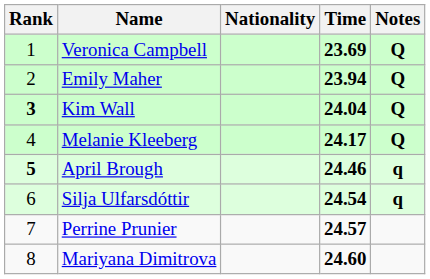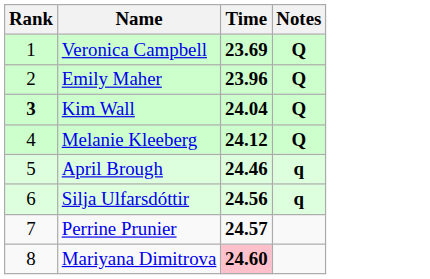- column: (270, 19)
(345, 79) 23.94 -> (246, 79) 23.96
(345, 139) 24.17 -> (246, 139) 24.12
(31, 169) bold -> (31, 169) normal
(345, 199) 24.54 -> (246, 199) 24.56
(345, 259) no background -> (246, 259) pink background
